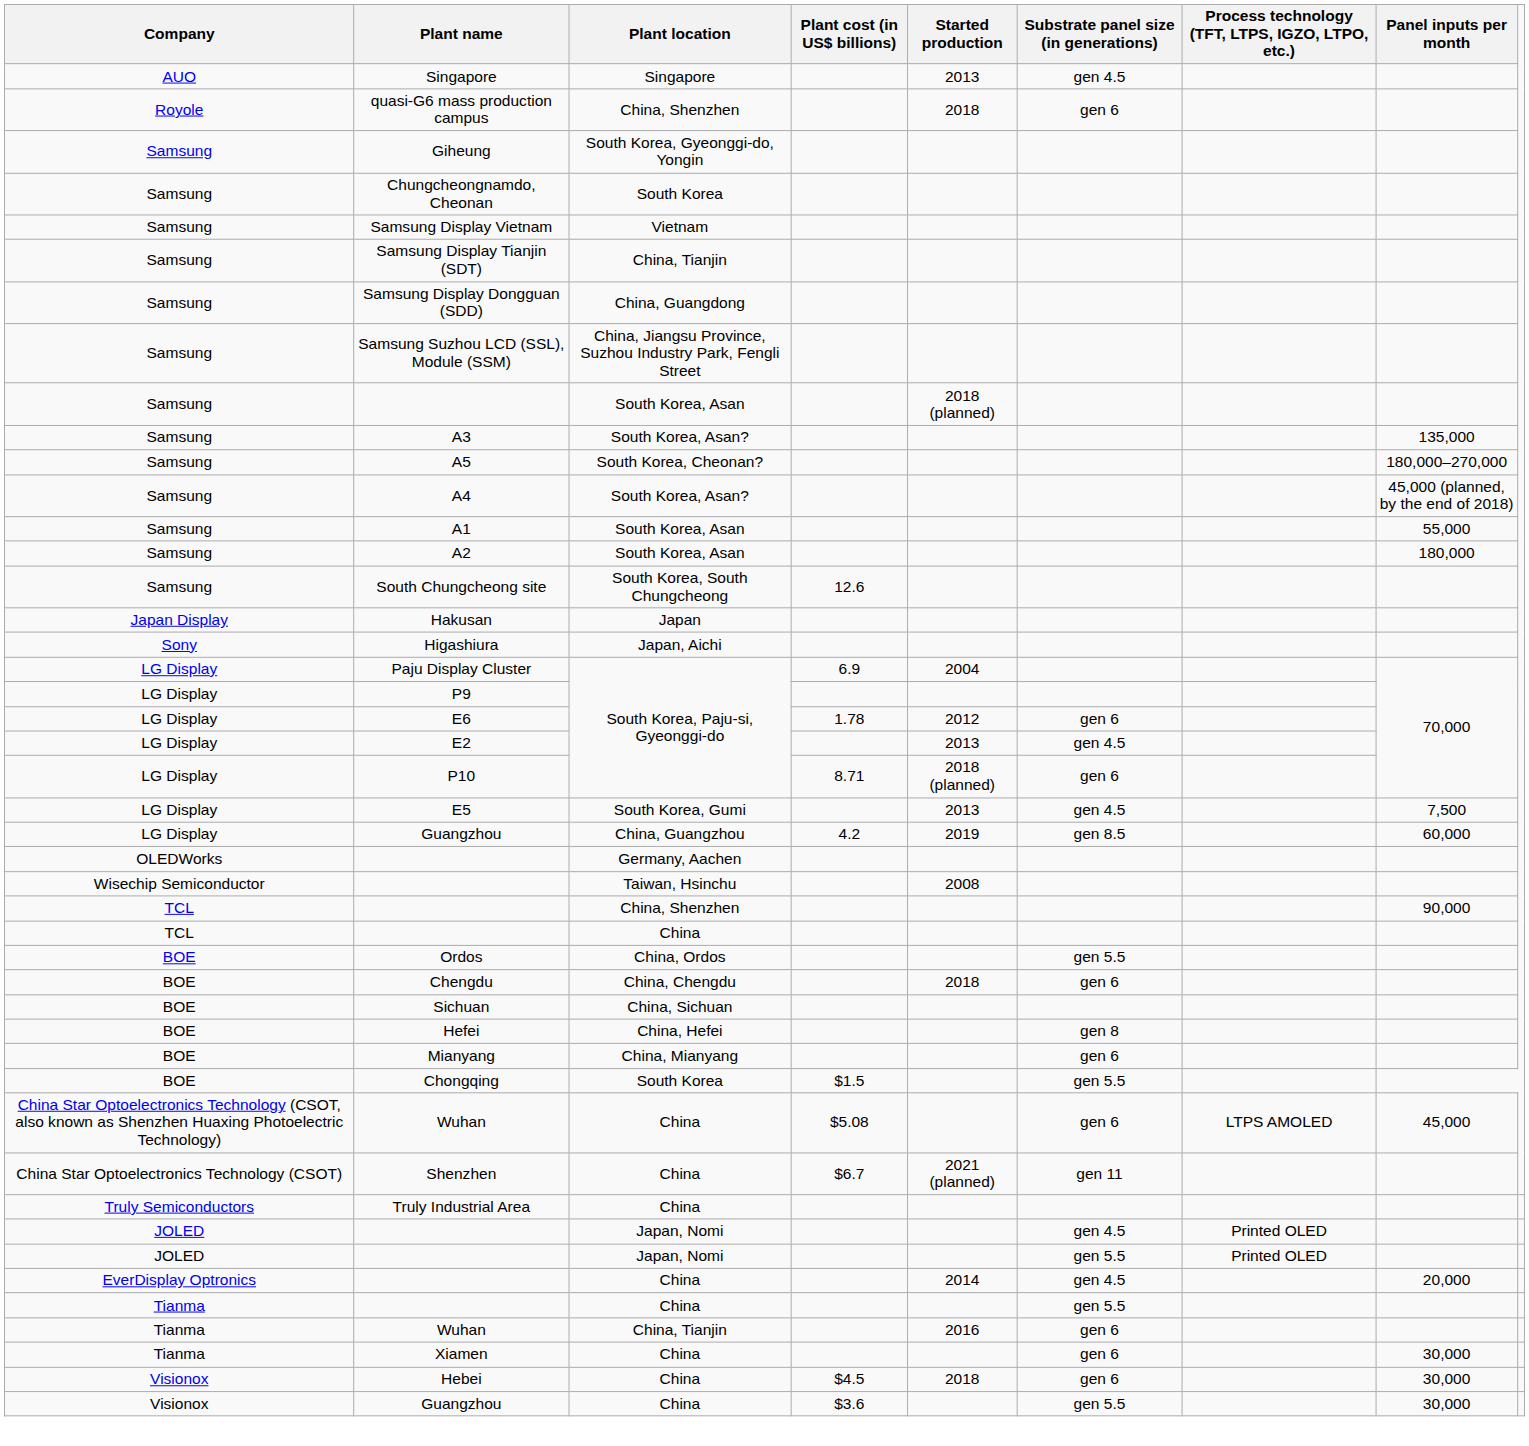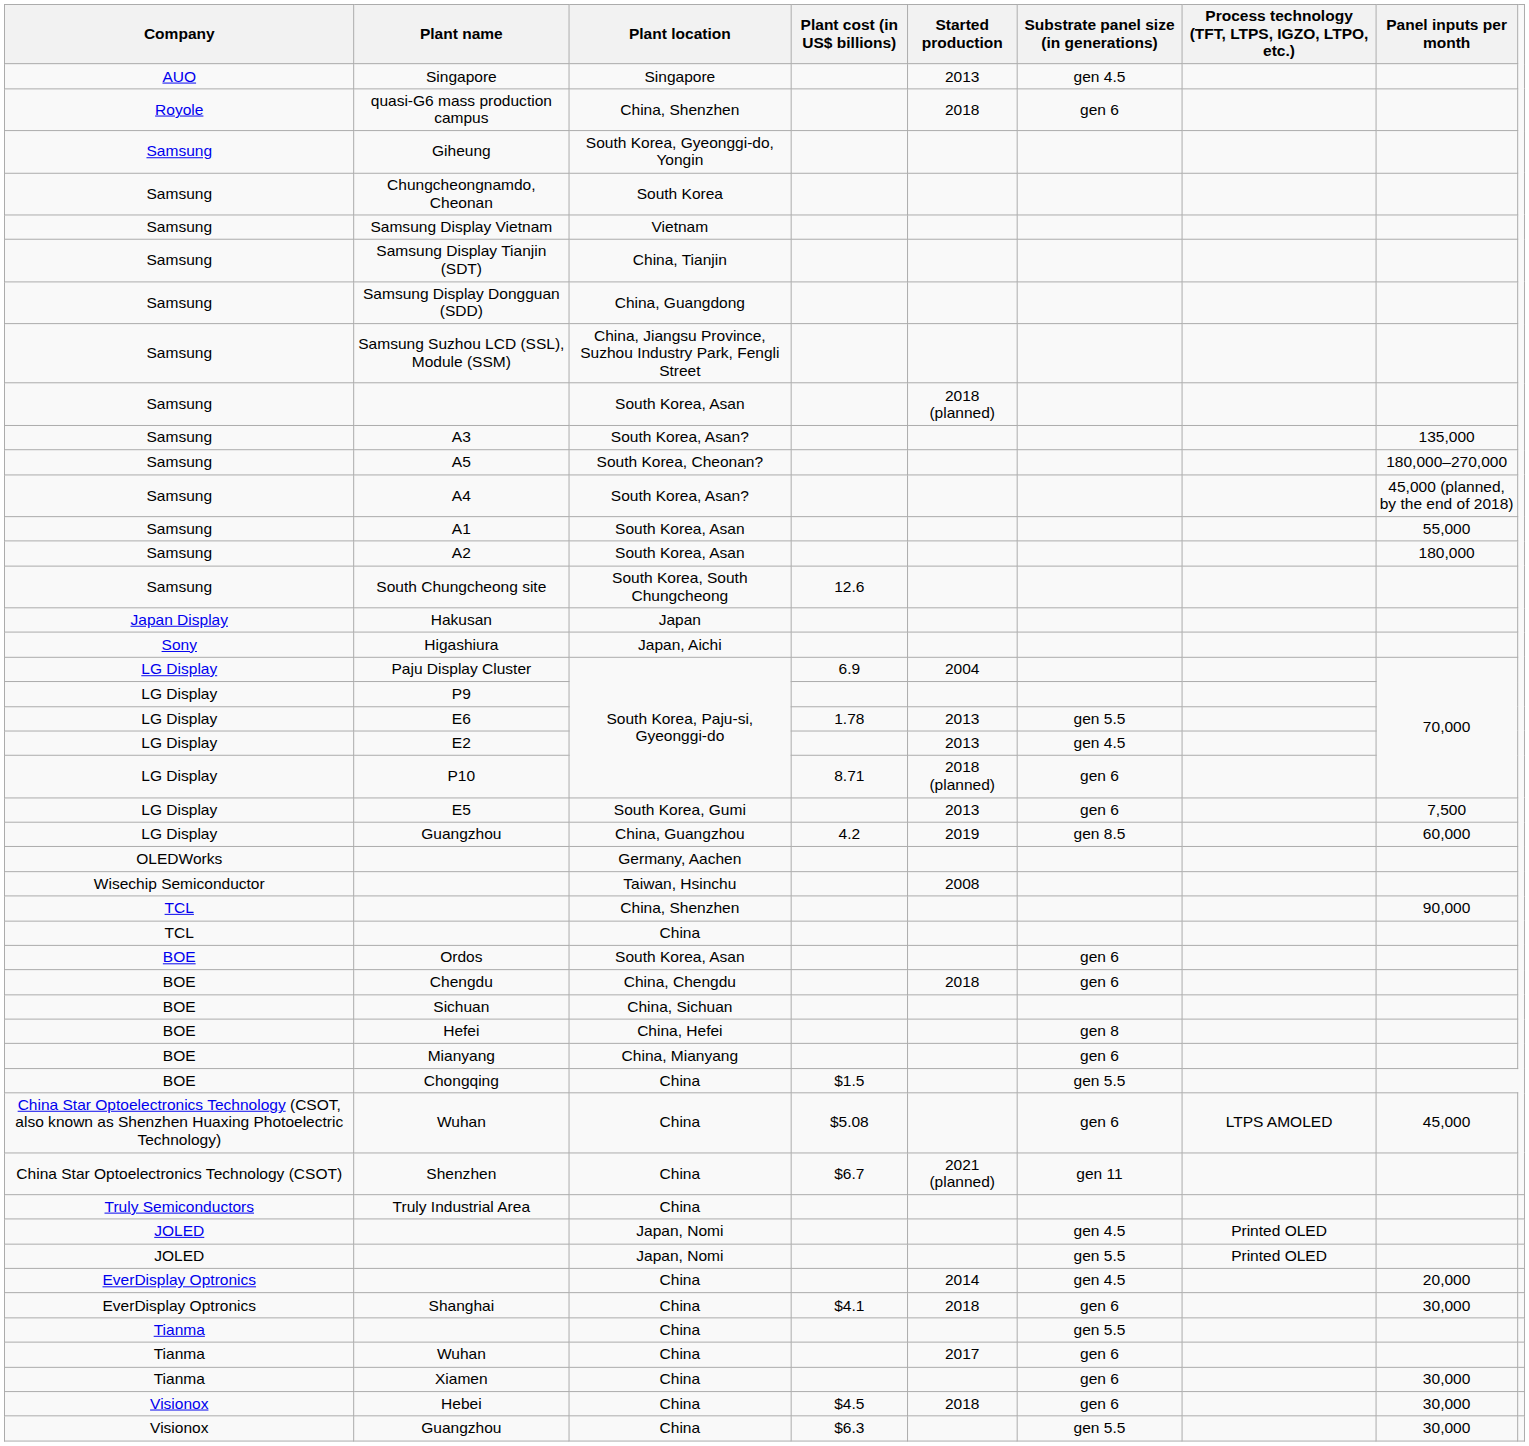(962, 718) 2012 -> (962, 718) 2013
(1099, 718) gen 6 -> (1099, 718) gen 5.5
(1099, 809) gen 4.5 -> (1099, 809) gen 6
(680, 957) China, Ordos -> (680, 957) South Korea, Asan
(1099, 957) gen 5.5 -> (1099, 957) gen 6
(680, 1080) South Korea -> (680, 1080) China
+ row: (179, 1305)
(680, 1329) China, Tianjin -> (680, 1354) China
(962, 1329) 2016 -> (962, 1354) 2017
(849, 1403) $3.6 -> (849, 1428) $6.3
